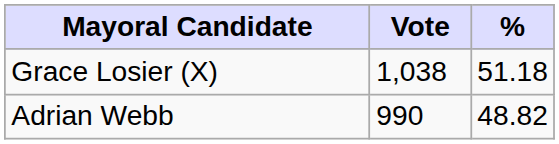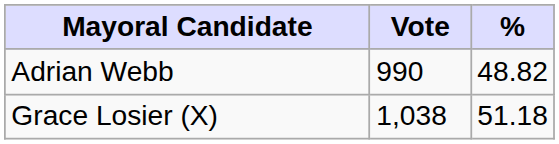rows swapped: (115, 71) <-> (93, 116)
